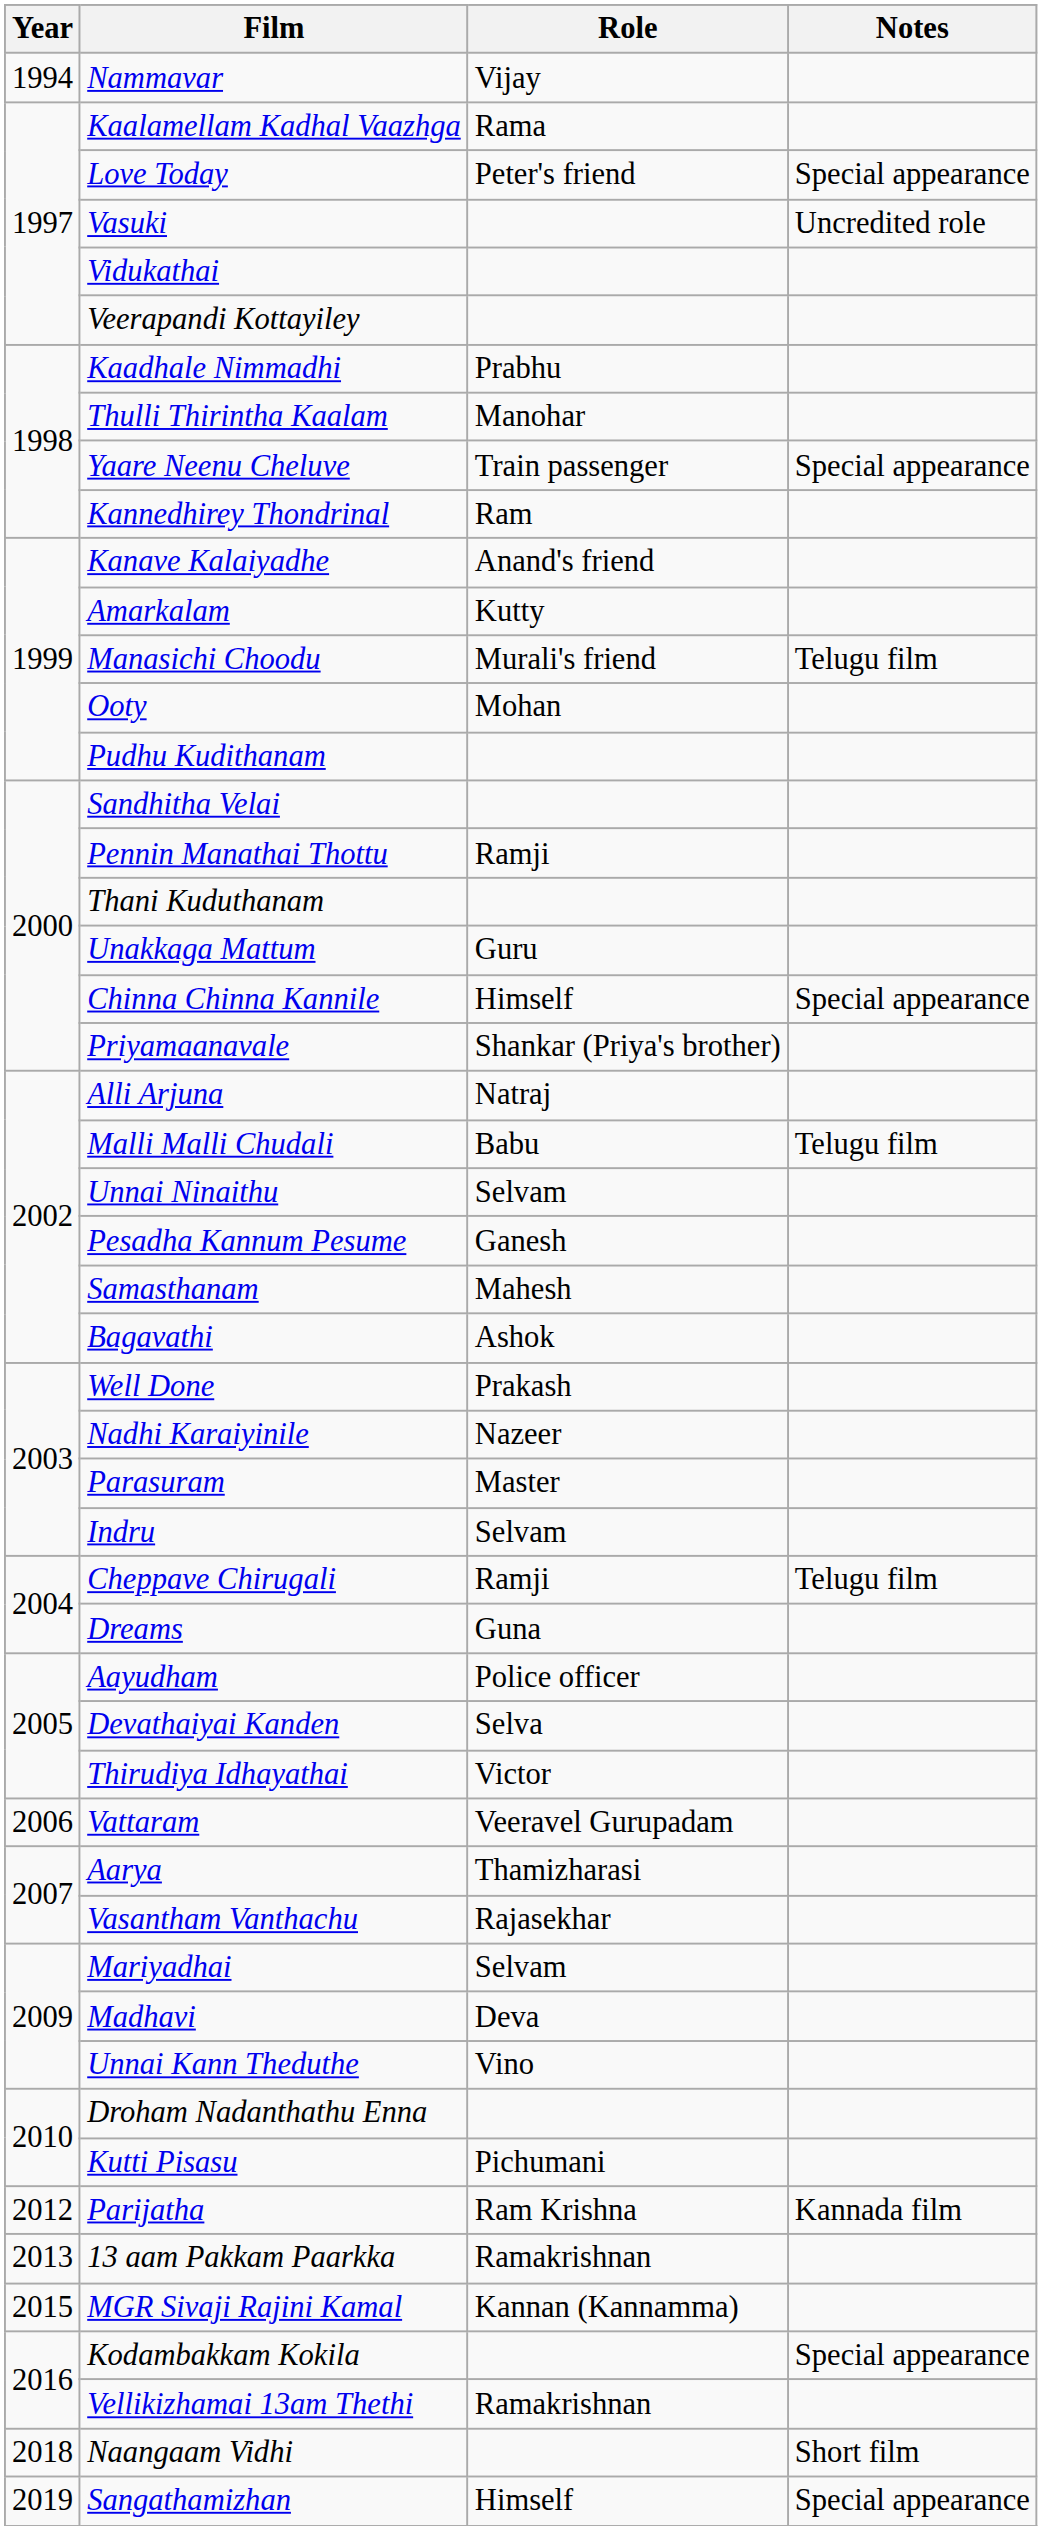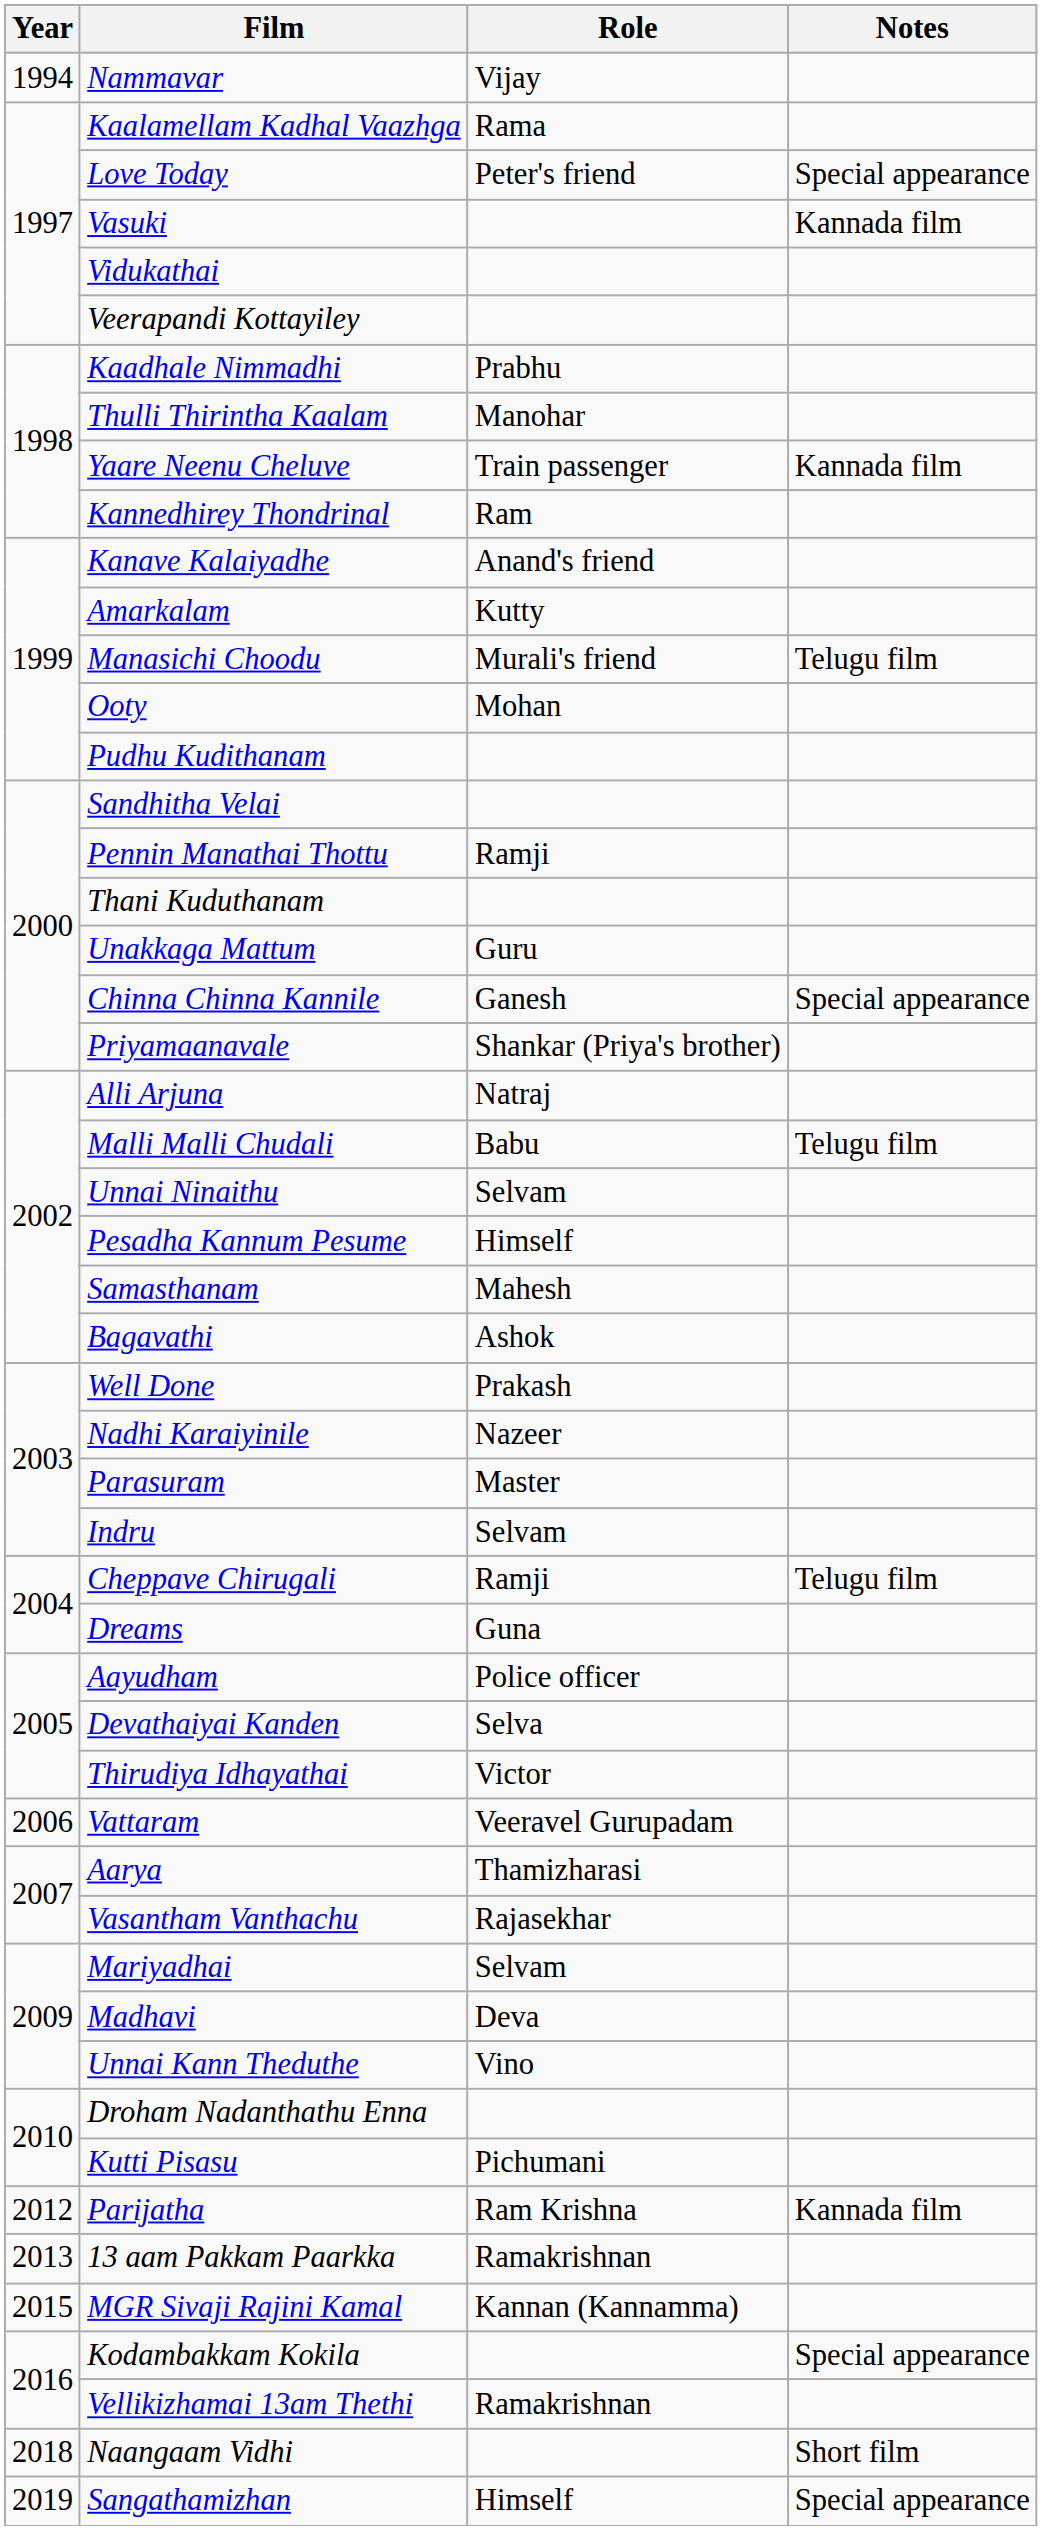(890, 222) Uncredited role -> (878, 222) Kannada film
(912, 464) Special appearance -> (878, 464) Kannada film
(524, 998) Himself -> (521, 998) Ganesh
(521, 1240) Ganesh -> (524, 1240) Himself
